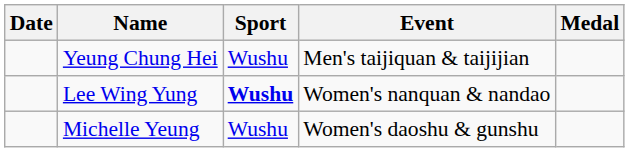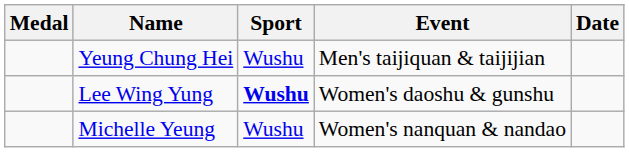columns swapped: (590, 22) <-> (31, 22)
(427, 93) Women's nanquan & nandao -> (436, 93) Women's daoshu & gunshu
(421, 129) Women's daoshu & gunshu -> (442, 129) Women's nanquan & nandao
